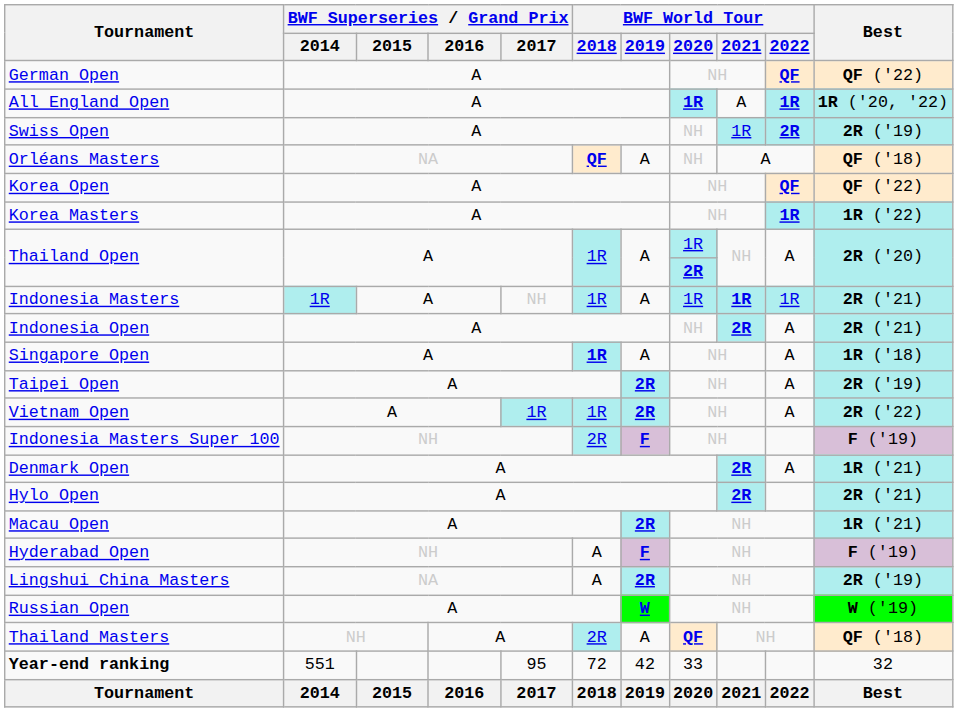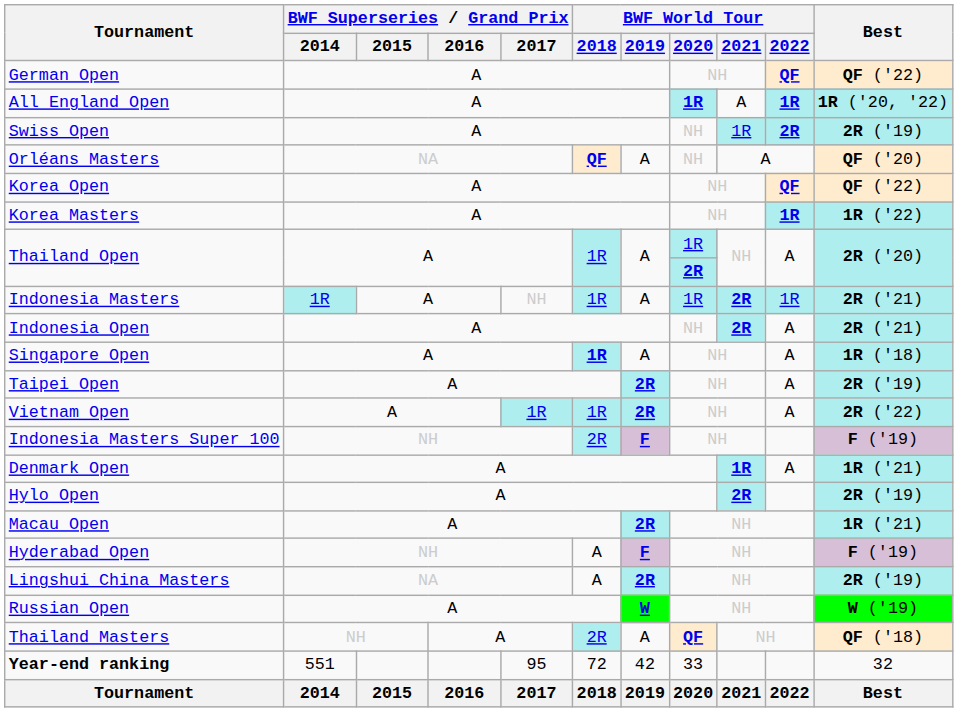(883, 159) QF ('18) -> (883, 159) QF ('20)
(741, 300) 1R -> (741, 300) 2R
(741, 468) 2R -> (741, 468) 1R
(883, 496) 2R ('21) -> (883, 496) 2R ('19)
